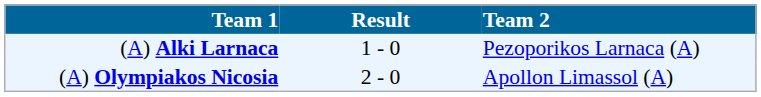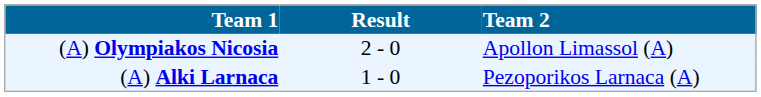rows swapped: (199, 47) <-> (169, 76)
